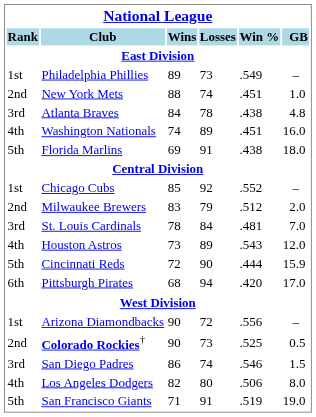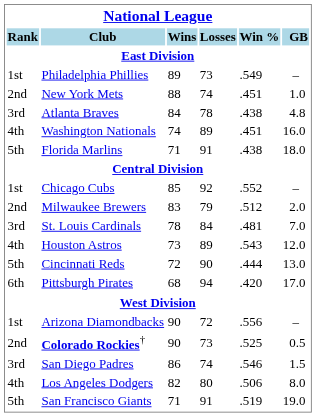(174, 150) 69 -> (174, 150) 71
(294, 263) 15.9 -> (294, 263) 13.0
